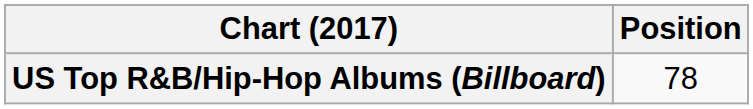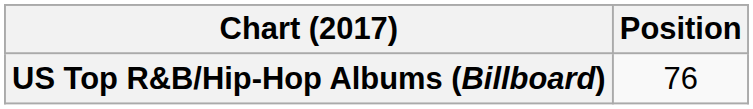(681, 77) 78 -> (681, 77) 76
